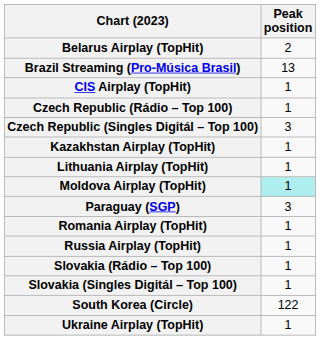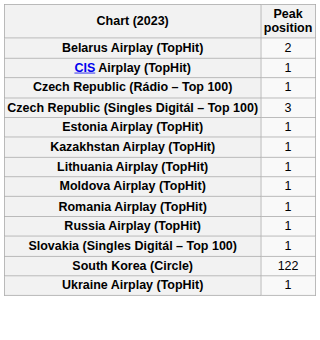- row: (133, 68)
+ row: (133, 127)
(288, 186) paleturquoise background -> (288, 186) no background
- row: (133, 206)
- row: (133, 265)
